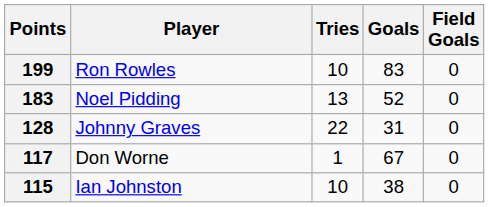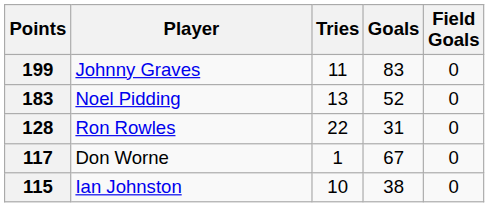(125, 69) Ron Rowles -> (138, 69) Johnny Graves
(338, 69) 10 -> (338, 69) 11
(138, 128) Johnny Graves -> (125, 128) Ron Rowles
